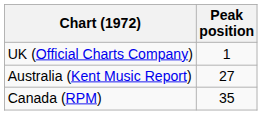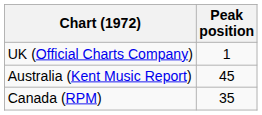(227, 76) 27 -> (227, 76) 45
